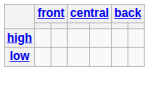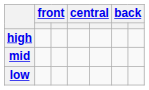+ row: (20, 56)
